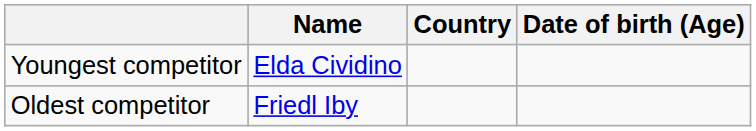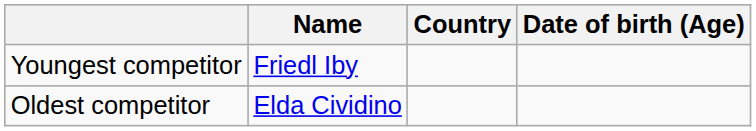(328, 65) Elda Cividino -> (306, 65) Friedl Iby
(306, 105) Friedl Iby -> (328, 105) Elda Cividino
